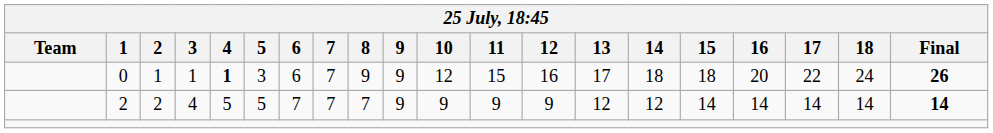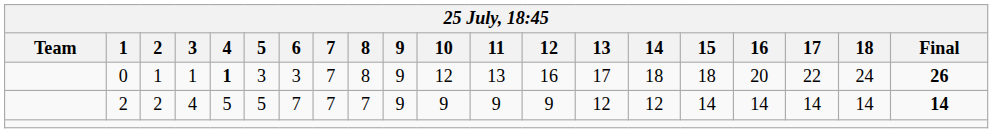(296, 76) 6 -> (296, 76) 3
(365, 76) 9 -> (365, 76) 8
(496, 76) 15 -> (496, 76) 13
